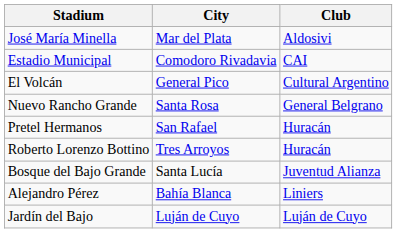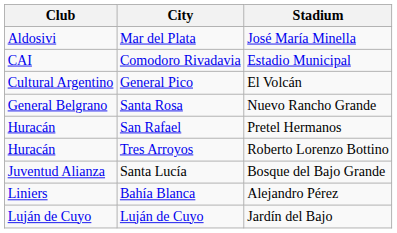columns swapped: (336, 15) <-> (78, 15)
